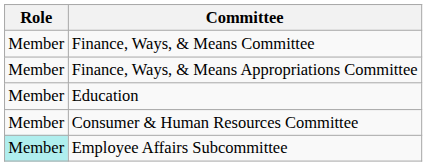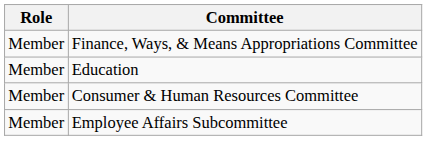- row: (193, 43)
(36, 148) paleturquoise background -> (36, 122) no background
